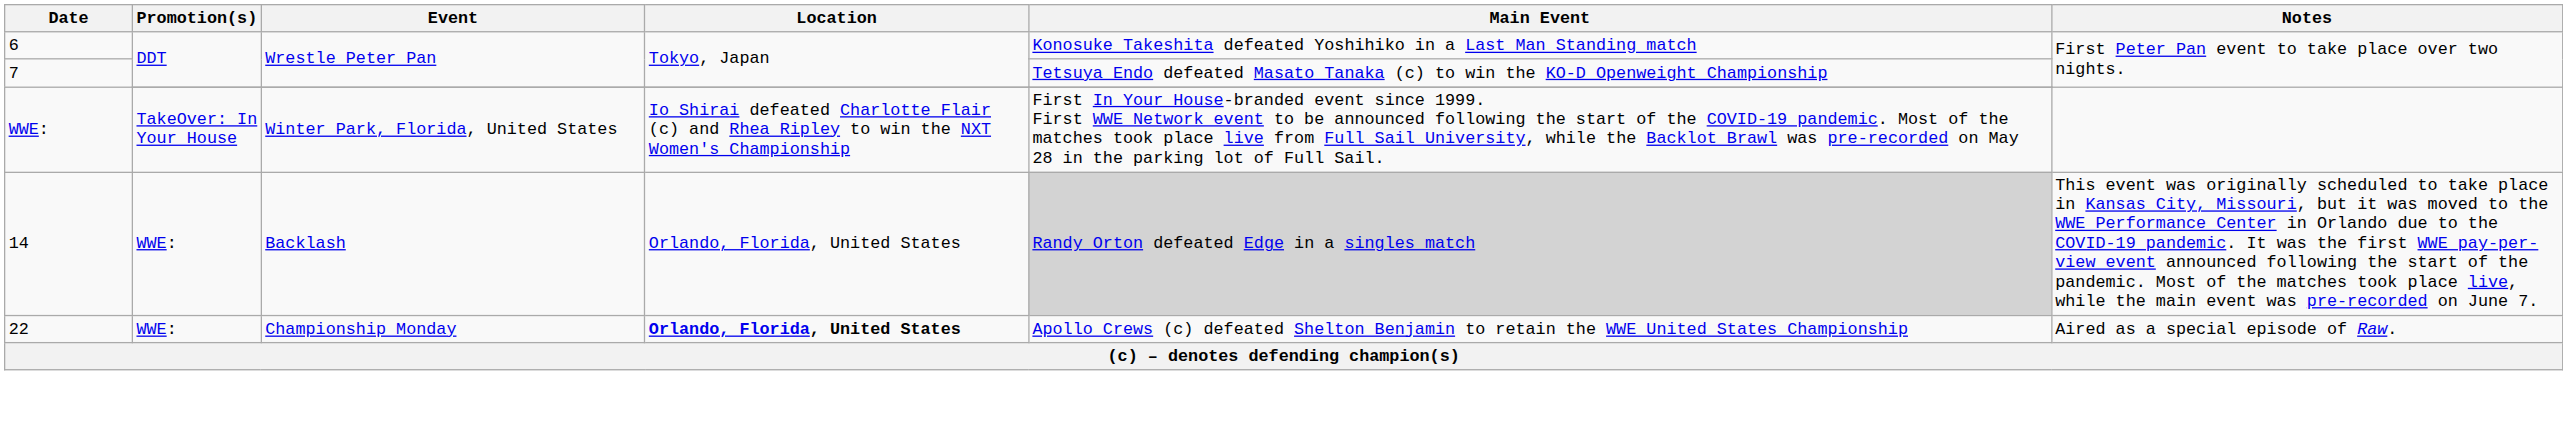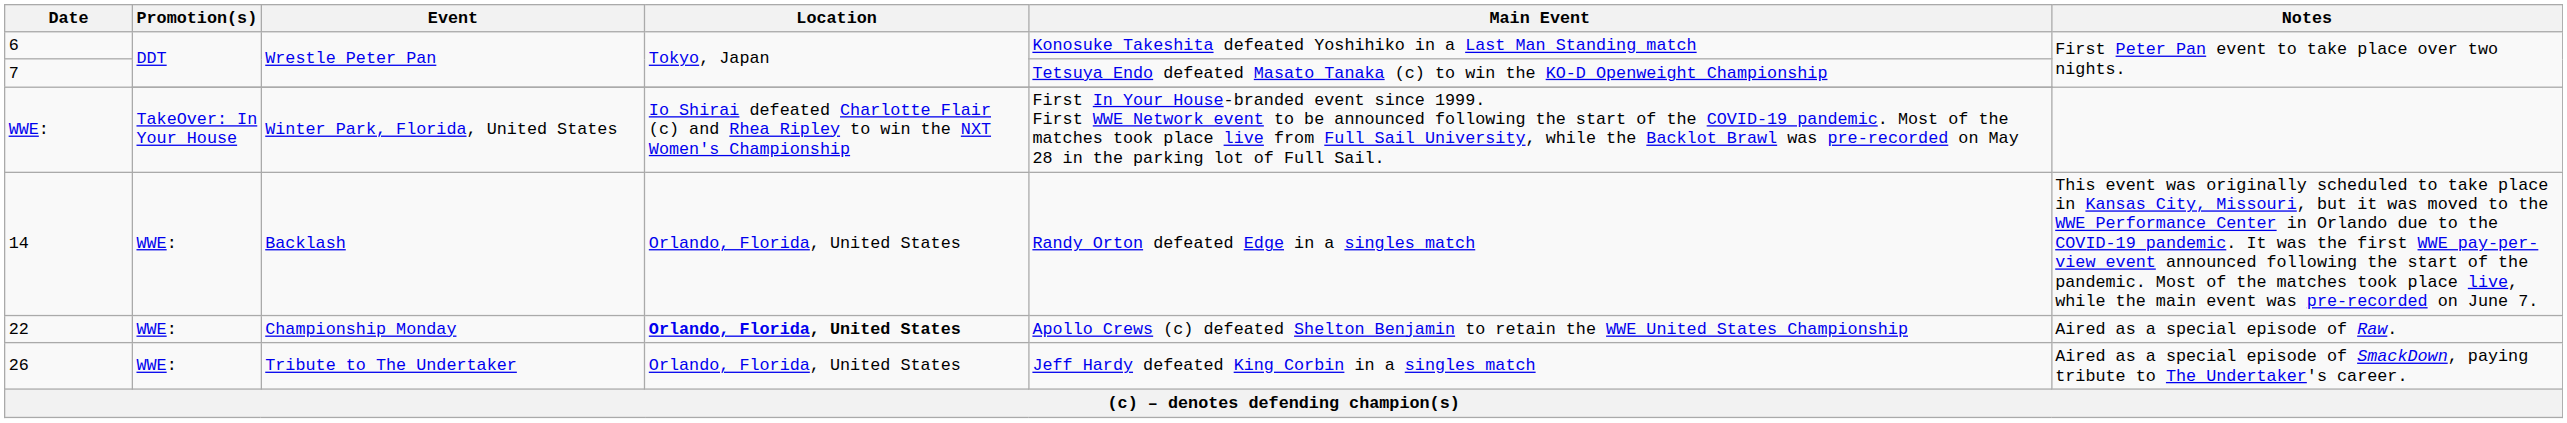(1254, 244) lightgrey background -> (1254, 244) no background
+ row: (19, 366)
